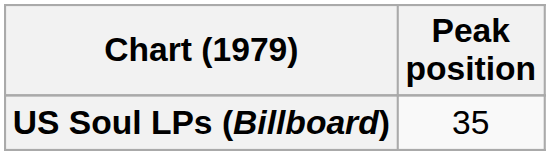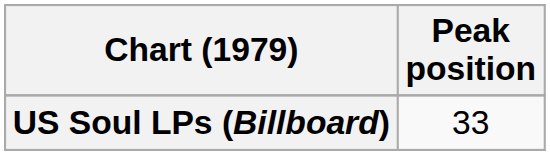(471, 122) 35 -> (471, 122) 33
